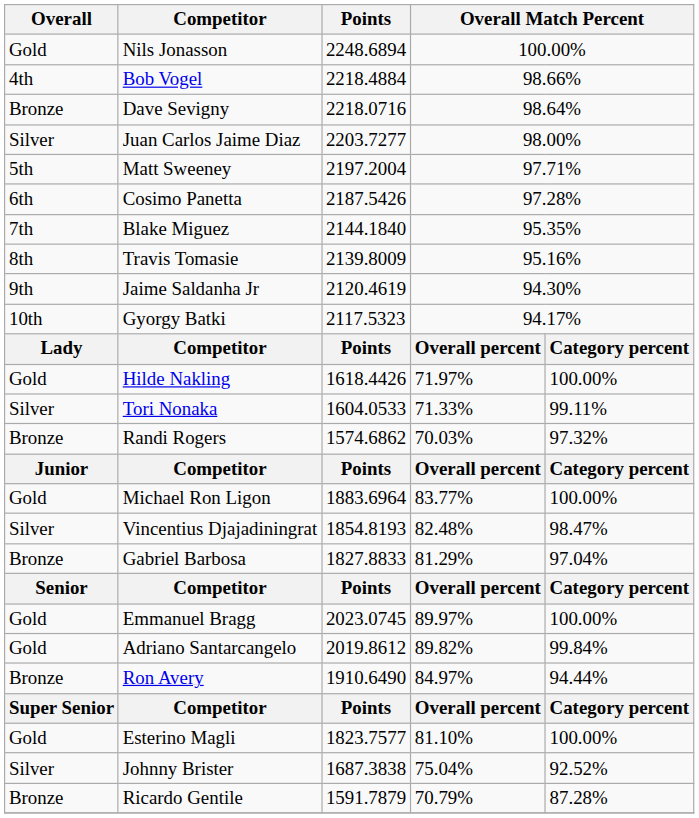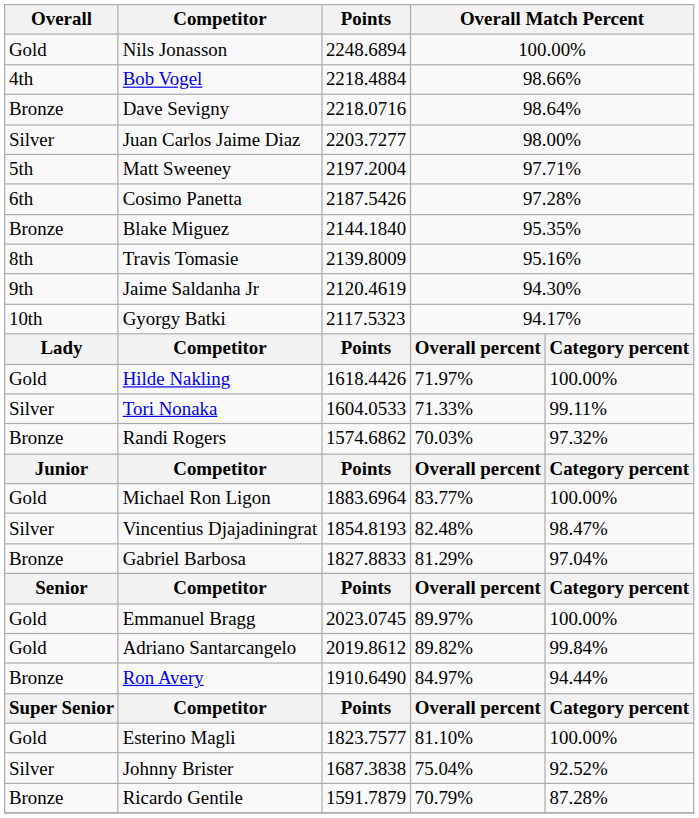(21, 229) 7th -> (36, 229) Bronze
